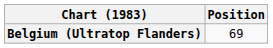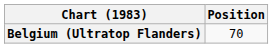(236, 34) 69 -> (236, 34) 70
